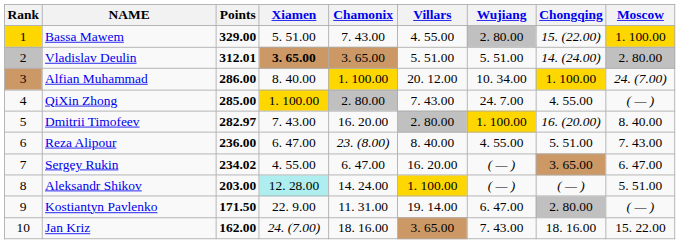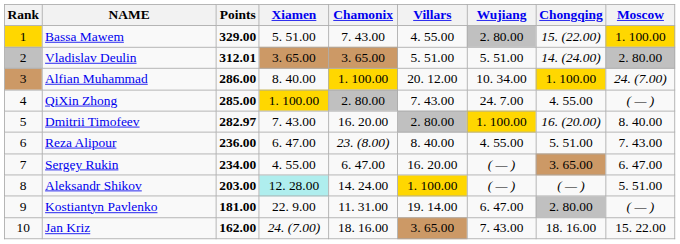(294, 57) bold -> (294, 57) normal
(238, 164) 234.02 -> (238, 164) 234.00
(238, 206) 171.50 -> (238, 206) 181.00
